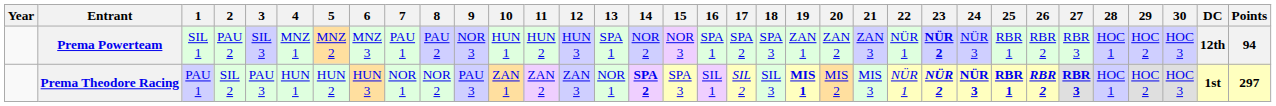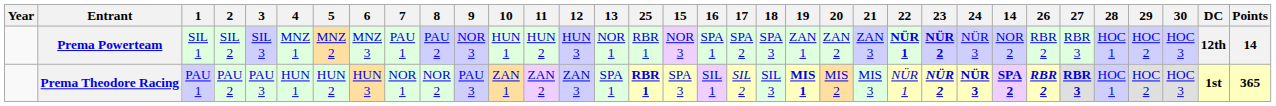columns swapped: (646, 15) <-> (1009, 15)
(230, 44) PAU 2 -> (230, 44) SIL 2
(611, 44) SPA 1 -> (611, 44) NOR 1
(904, 44) normal -> (905, 44) bold
(1249, 44) 94 -> (1250, 44) 14
(230, 82) SIL 2 -> (230, 82) PAU 2
(611, 82) NOR 1 -> (611, 82) SPA 1
(1249, 82) 297 -> (1250, 82) 365
